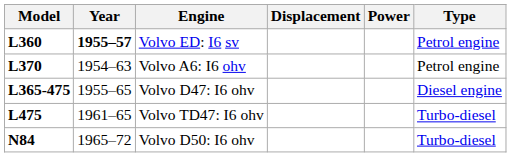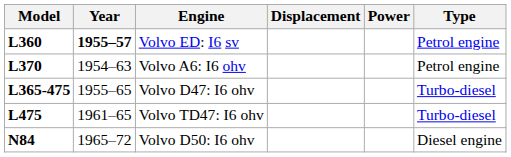(459, 90) Diesel engine -> (456, 90) Turbo-diesel
(456, 139) Turbo-diesel -> (459, 139) Diesel engine
